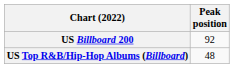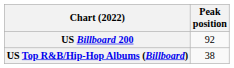(210, 55) 48 -> (210, 55) 38
